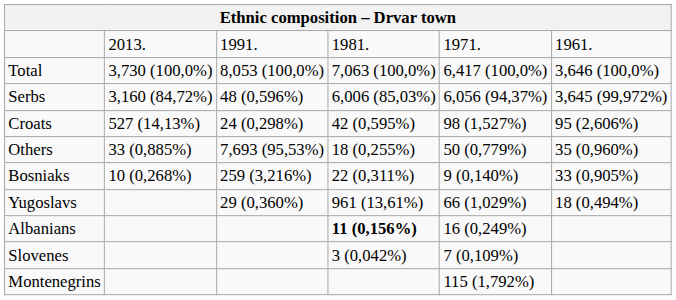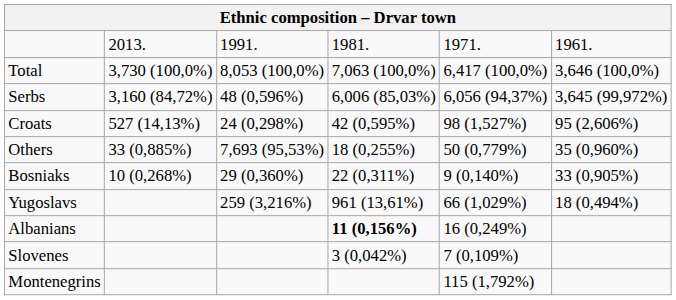(266, 176) 259 (3,216%) -> (262, 176) 29 (0,360%)
(262, 202) 29 (0,360%) -> (266, 202) 259 (3,216%)
